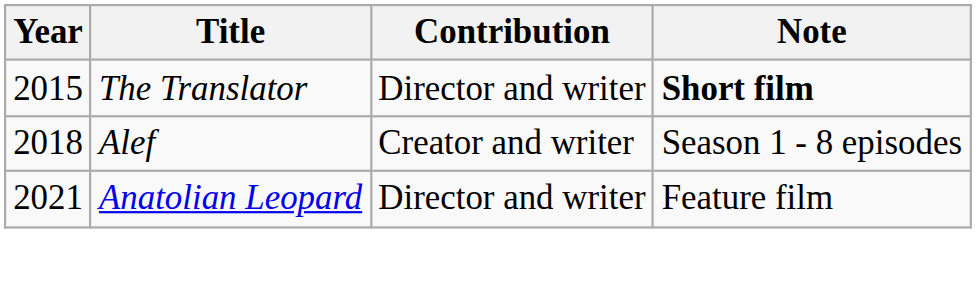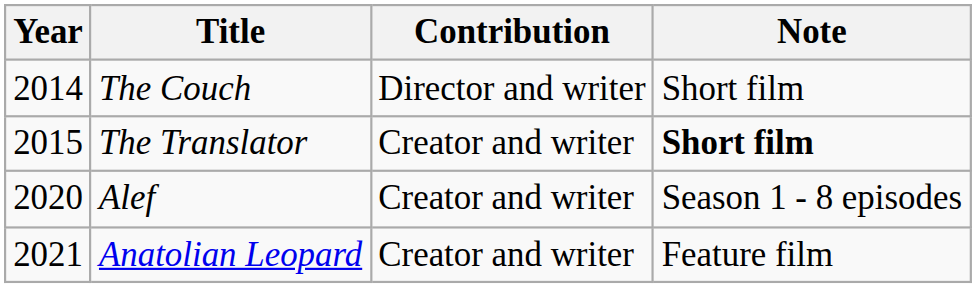+ row: (175, 87)
(512, 87) Director and writer -> (506, 142) Creator and writer
(48, 142) 2018 -> (48, 198) 2020
(512, 198) Director and writer -> (506, 253) Creator and writer
